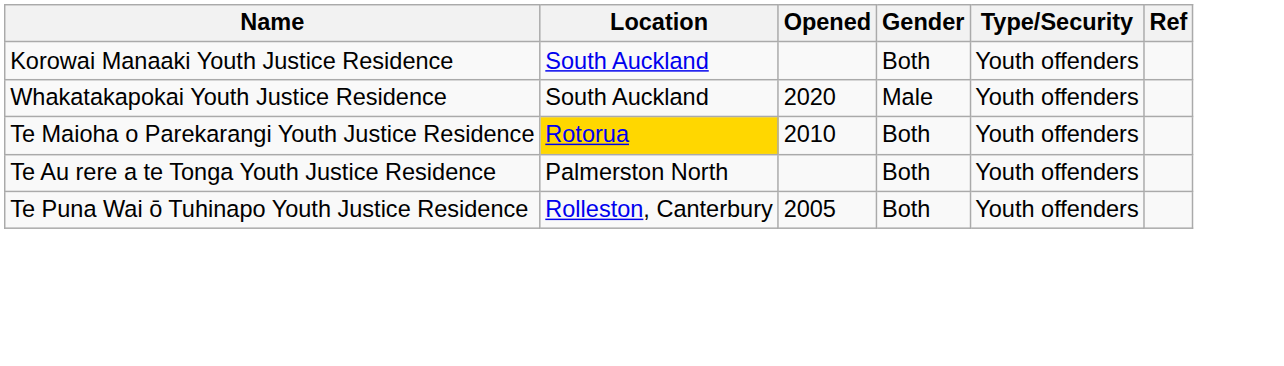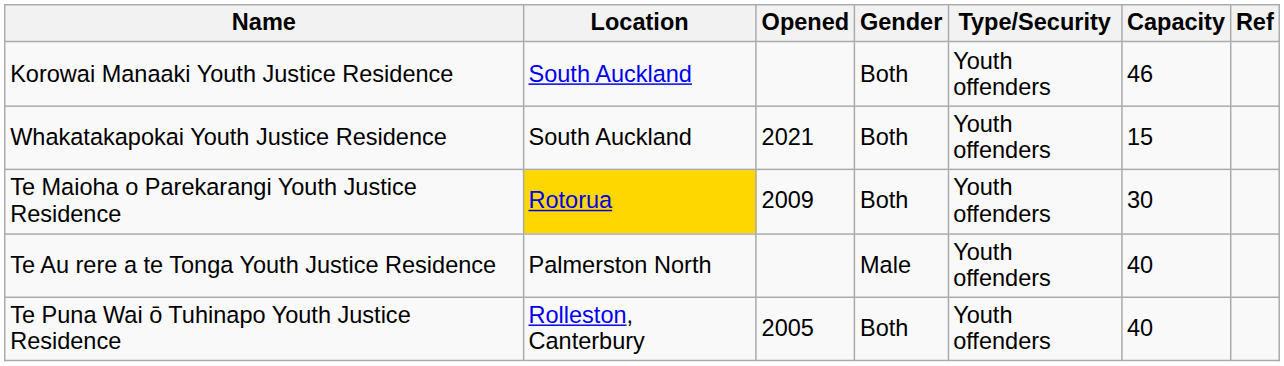+ column: (1176, 23)
(810, 97) 2020 -> (788, 137) 2021
(908, 97) Male -> (884, 137) Both
(810, 135) 2010 -> (788, 201) 2009
(906, 172) Both -> (885, 264) Male
